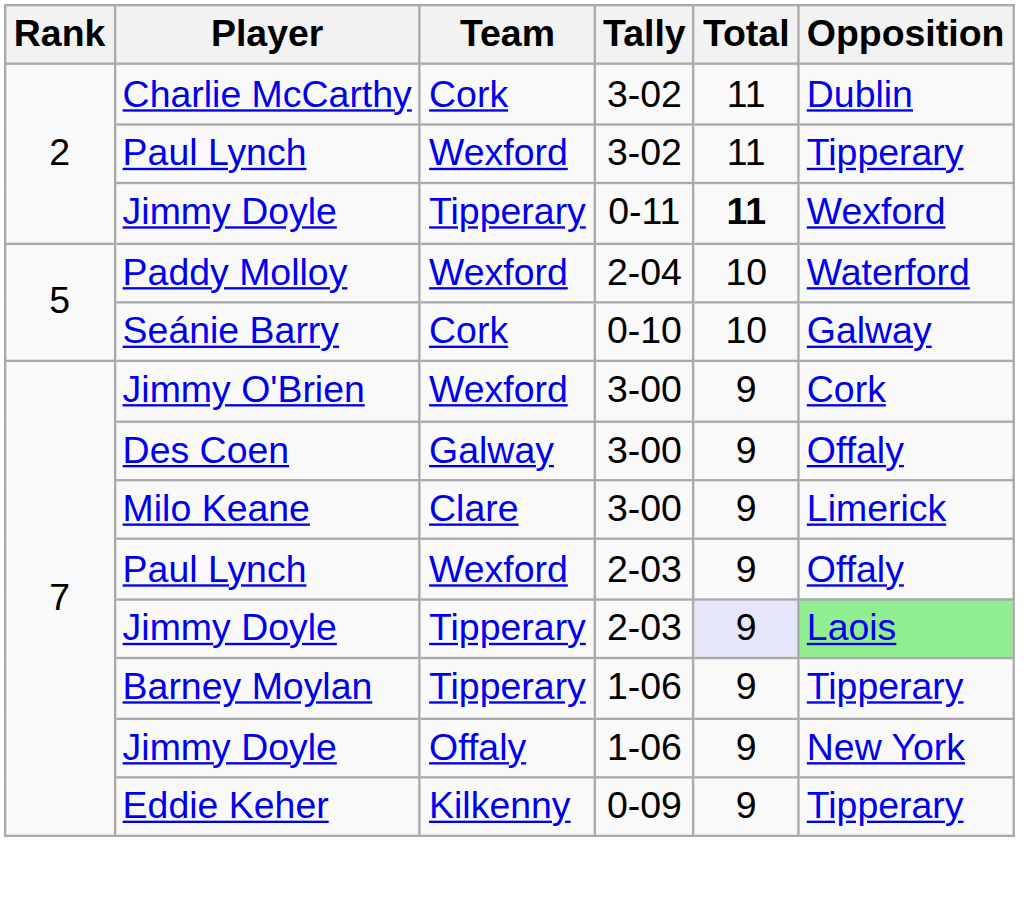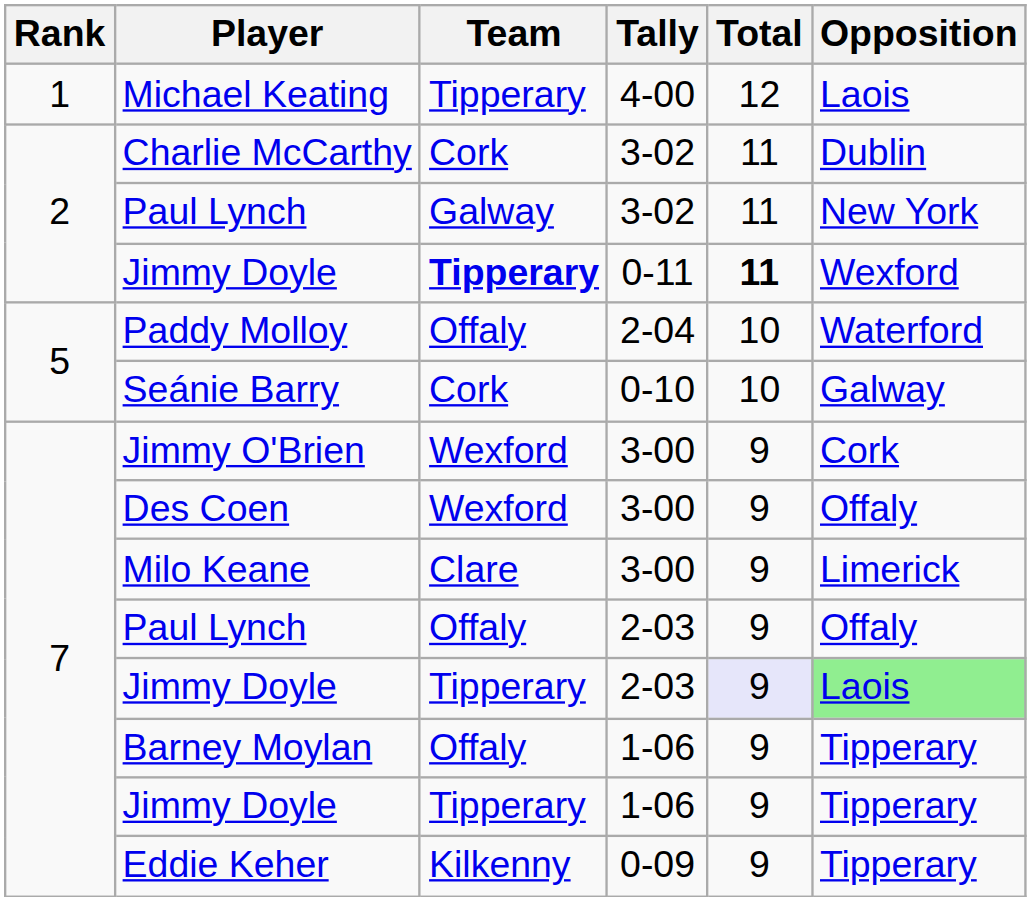+ row: (256, 93)
(498, 152) Wexford -> (492, 212) Galway
(885, 152) Tipperary -> (899, 212) New York
(507, 212) normal -> (514, 271) bold
(498, 271) Wexford -> (478, 331) Offaly
(492, 449) Galway -> (498, 509) Wexford
(498, 568) Wexford -> (478, 627) Offaly
(507, 687) Tipperary -> (478, 746) Offaly
(478, 746) Offaly -> (507, 806) Tipperary
(886, 746) New York -> (898, 806) Tipperary
